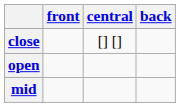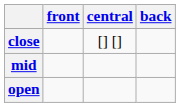rows swapped: (24, 89) <-> (24, 65)
